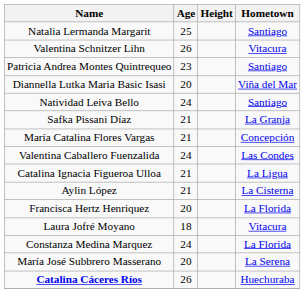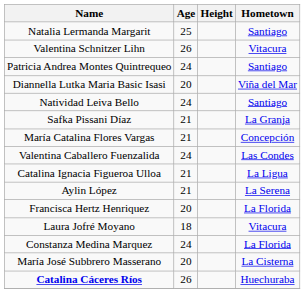(186, 66) 23 -> (186, 66) 24
(267, 191) La Cisterna -> (267, 191) La Serena
(267, 262) La Serena -> (267, 262) La Cisterna
